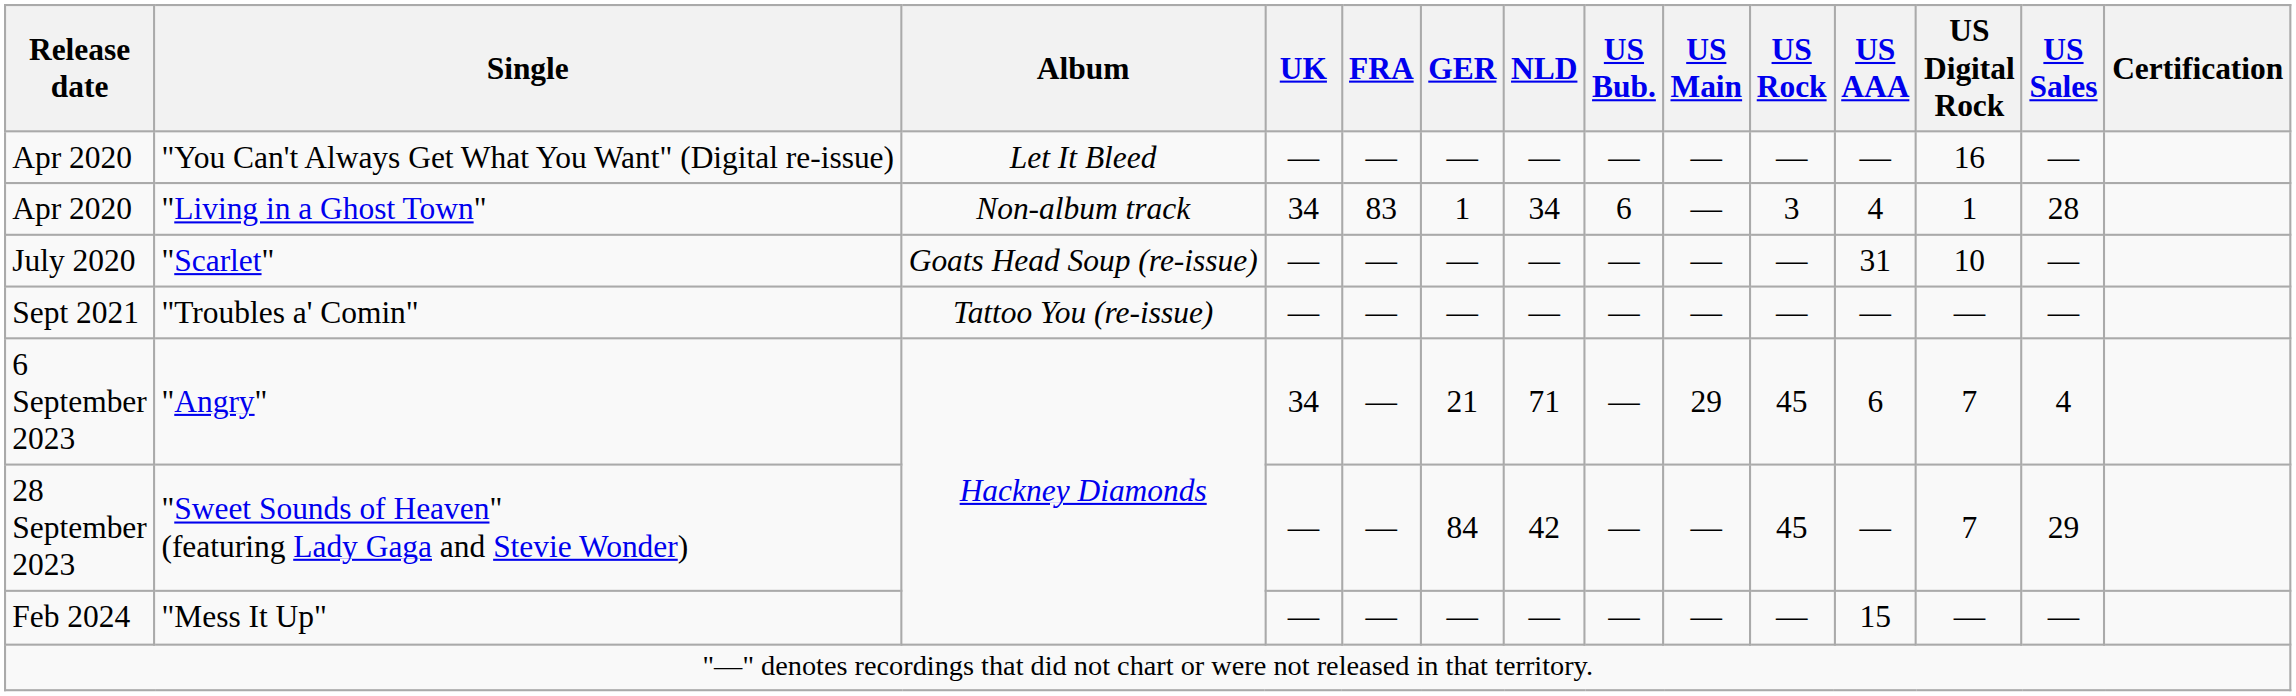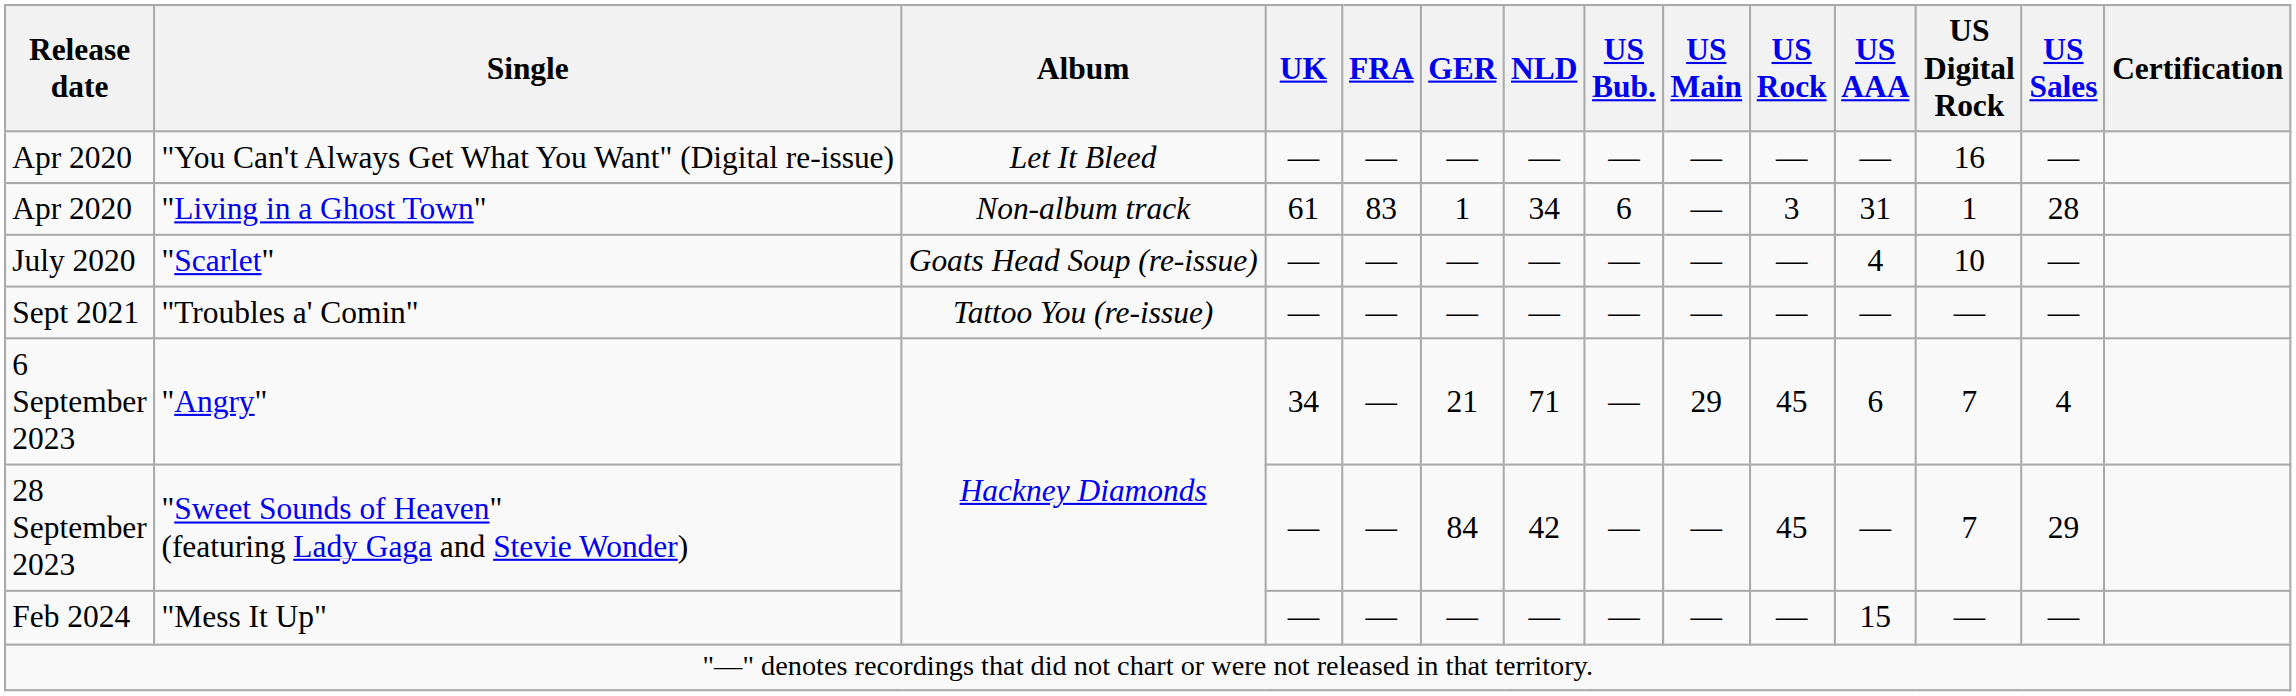(1303, 208) 34 -> (1303, 208) 61
(1875, 208) 4 -> (1875, 208) 31
(1875, 260) 31 -> (1875, 260) 4
